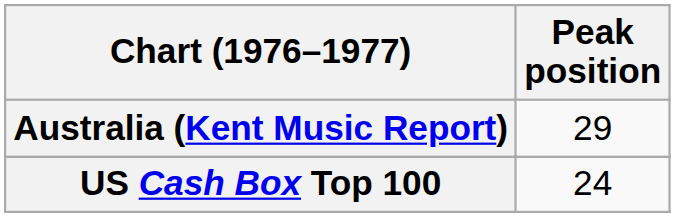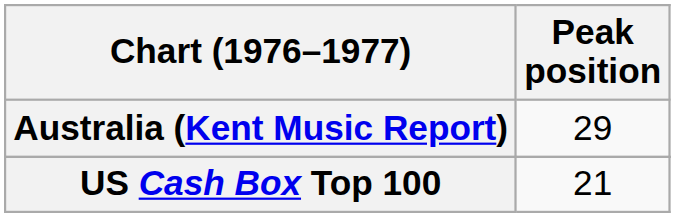(593, 183) 24 -> (593, 183) 21
